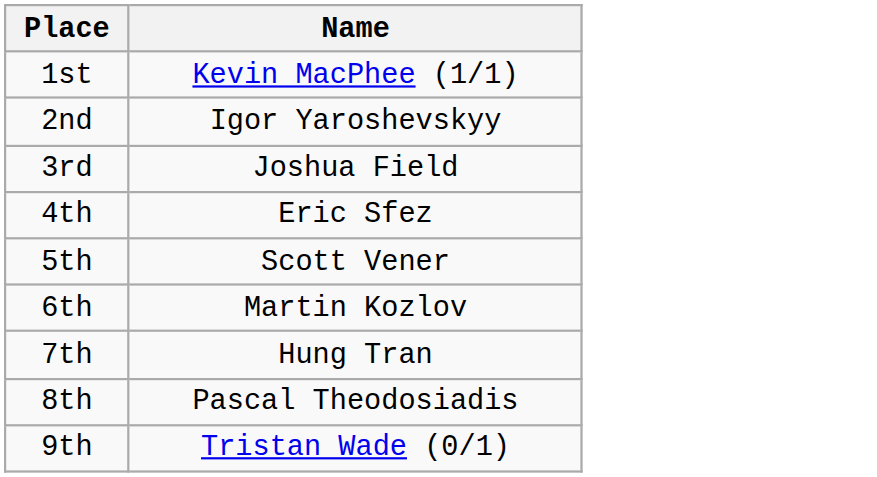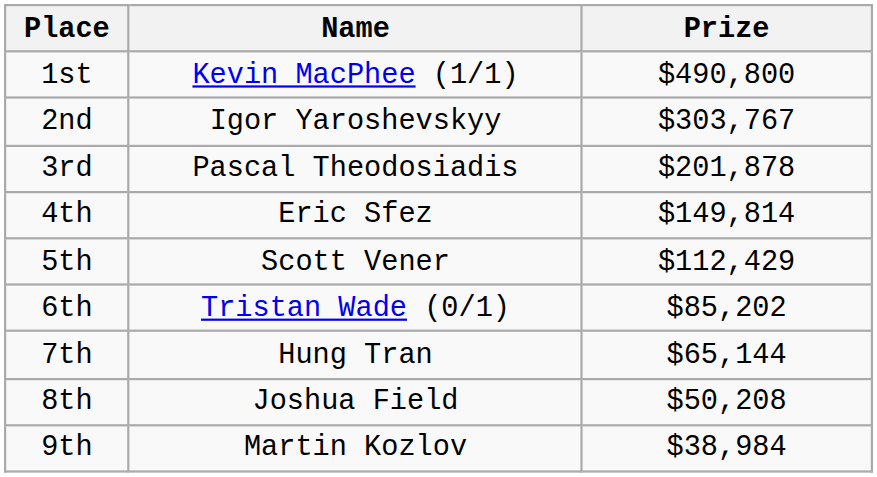+ column: (727, 28)
(356, 168) Joshua Field -> (356, 168) Pascal Theodosiadis
(356, 308) Martin Kozlov -> (356, 308) Tristan Wade (0/1)
(356, 401) Pascal Theodosiadis -> (356, 401) Joshua Field
(356, 448) Tristan Wade (0/1) -> (356, 448) Martin Kozlov
